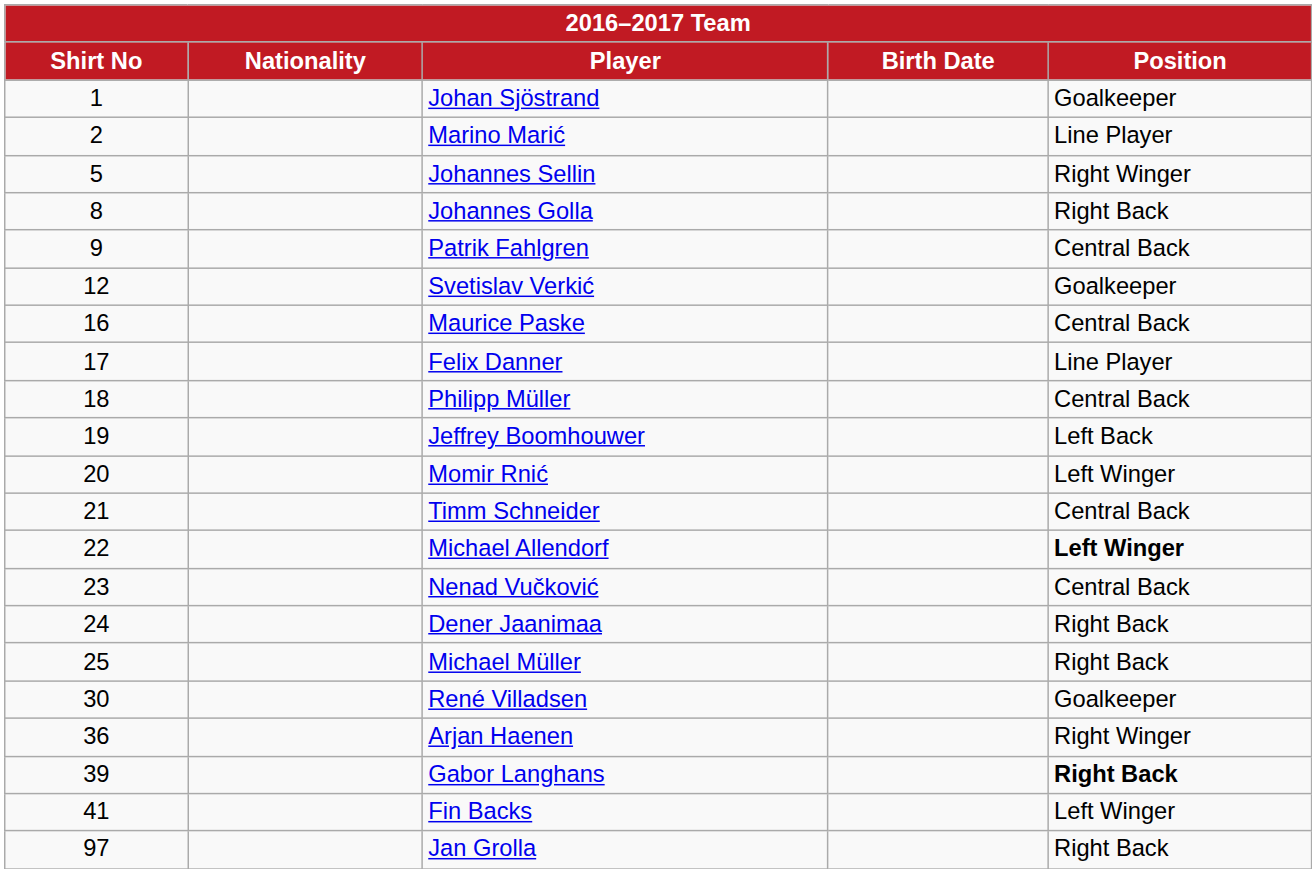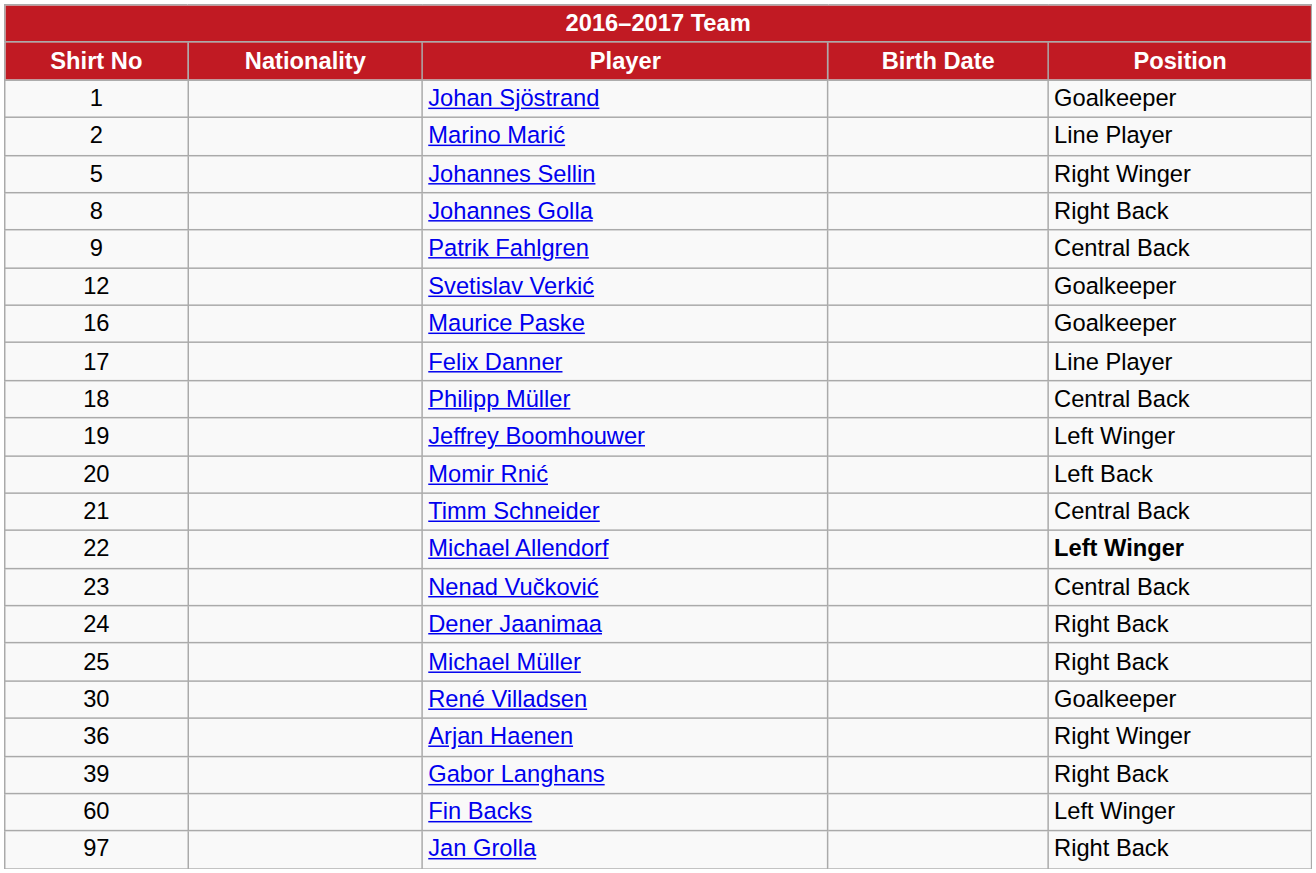(1122, 323) Central Back -> (1115, 323) Goalkeeper
(1103, 436) Left Back -> (1115, 436) Left Winger
(1115, 473) Left Winger -> (1103, 473) Left Back
(1116, 774) bold -> (1111, 774) normal
(96, 811) 41 -> (96, 811) 60
